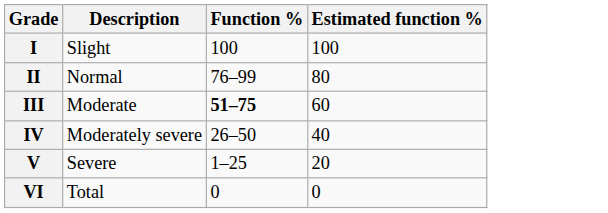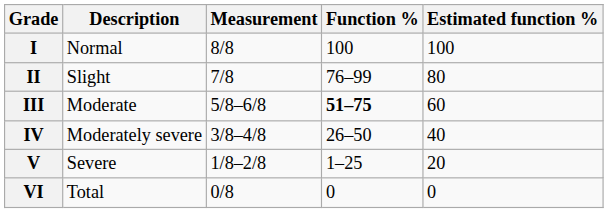+ column: (264, 18)
(89, 47) Slight -> (95, 47) Normal
(95, 76) Normal -> (89, 76) Slight
